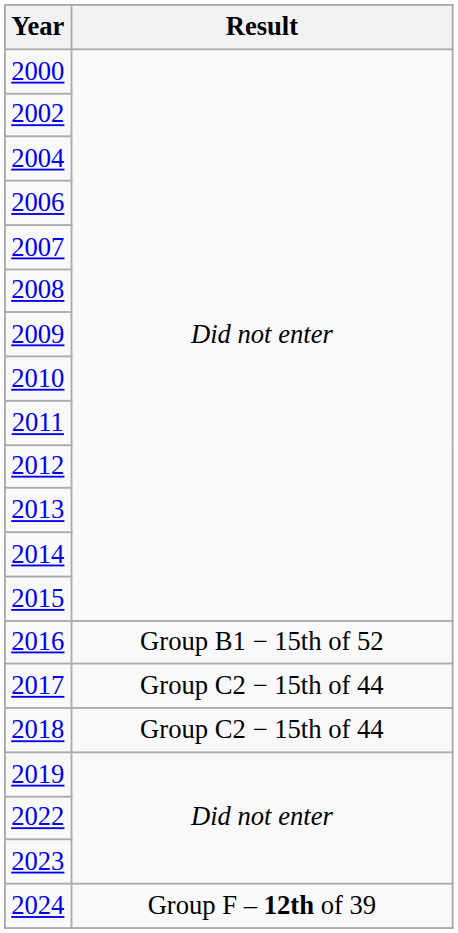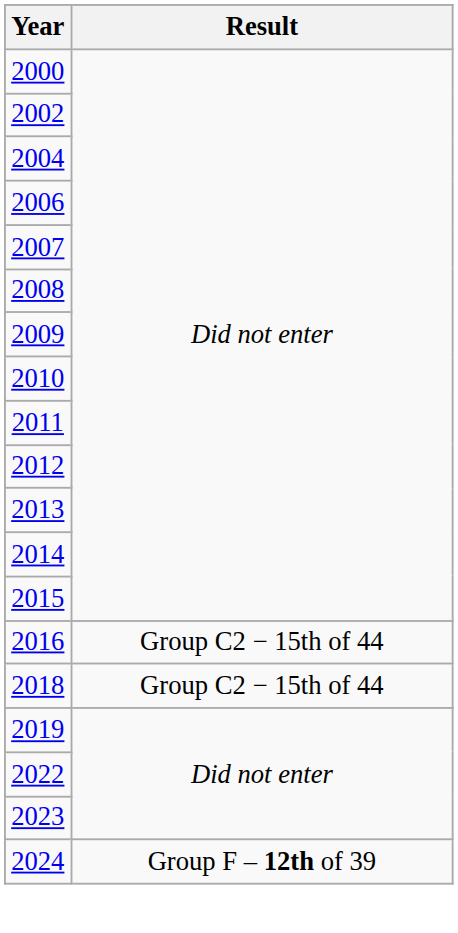(262, 641) Group B1 − 15th of 52 -> (262, 641) Group C2 − 15th of 44
- row: (38, 685)
